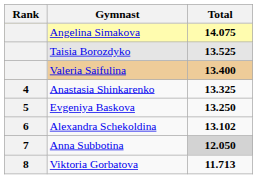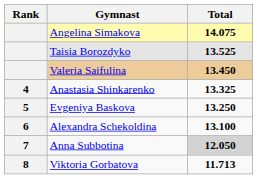(220, 70) 13.400 -> (220, 70) 13.450
(220, 126) 13.102 -> (220, 126) 13.100
